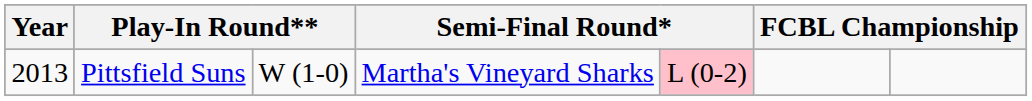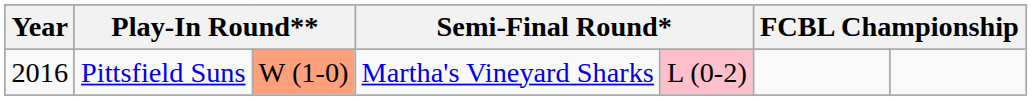(40, 71) 2013 -> (40, 71) 2016
(304, 71) no background -> (304, 71) lightsalmon background
